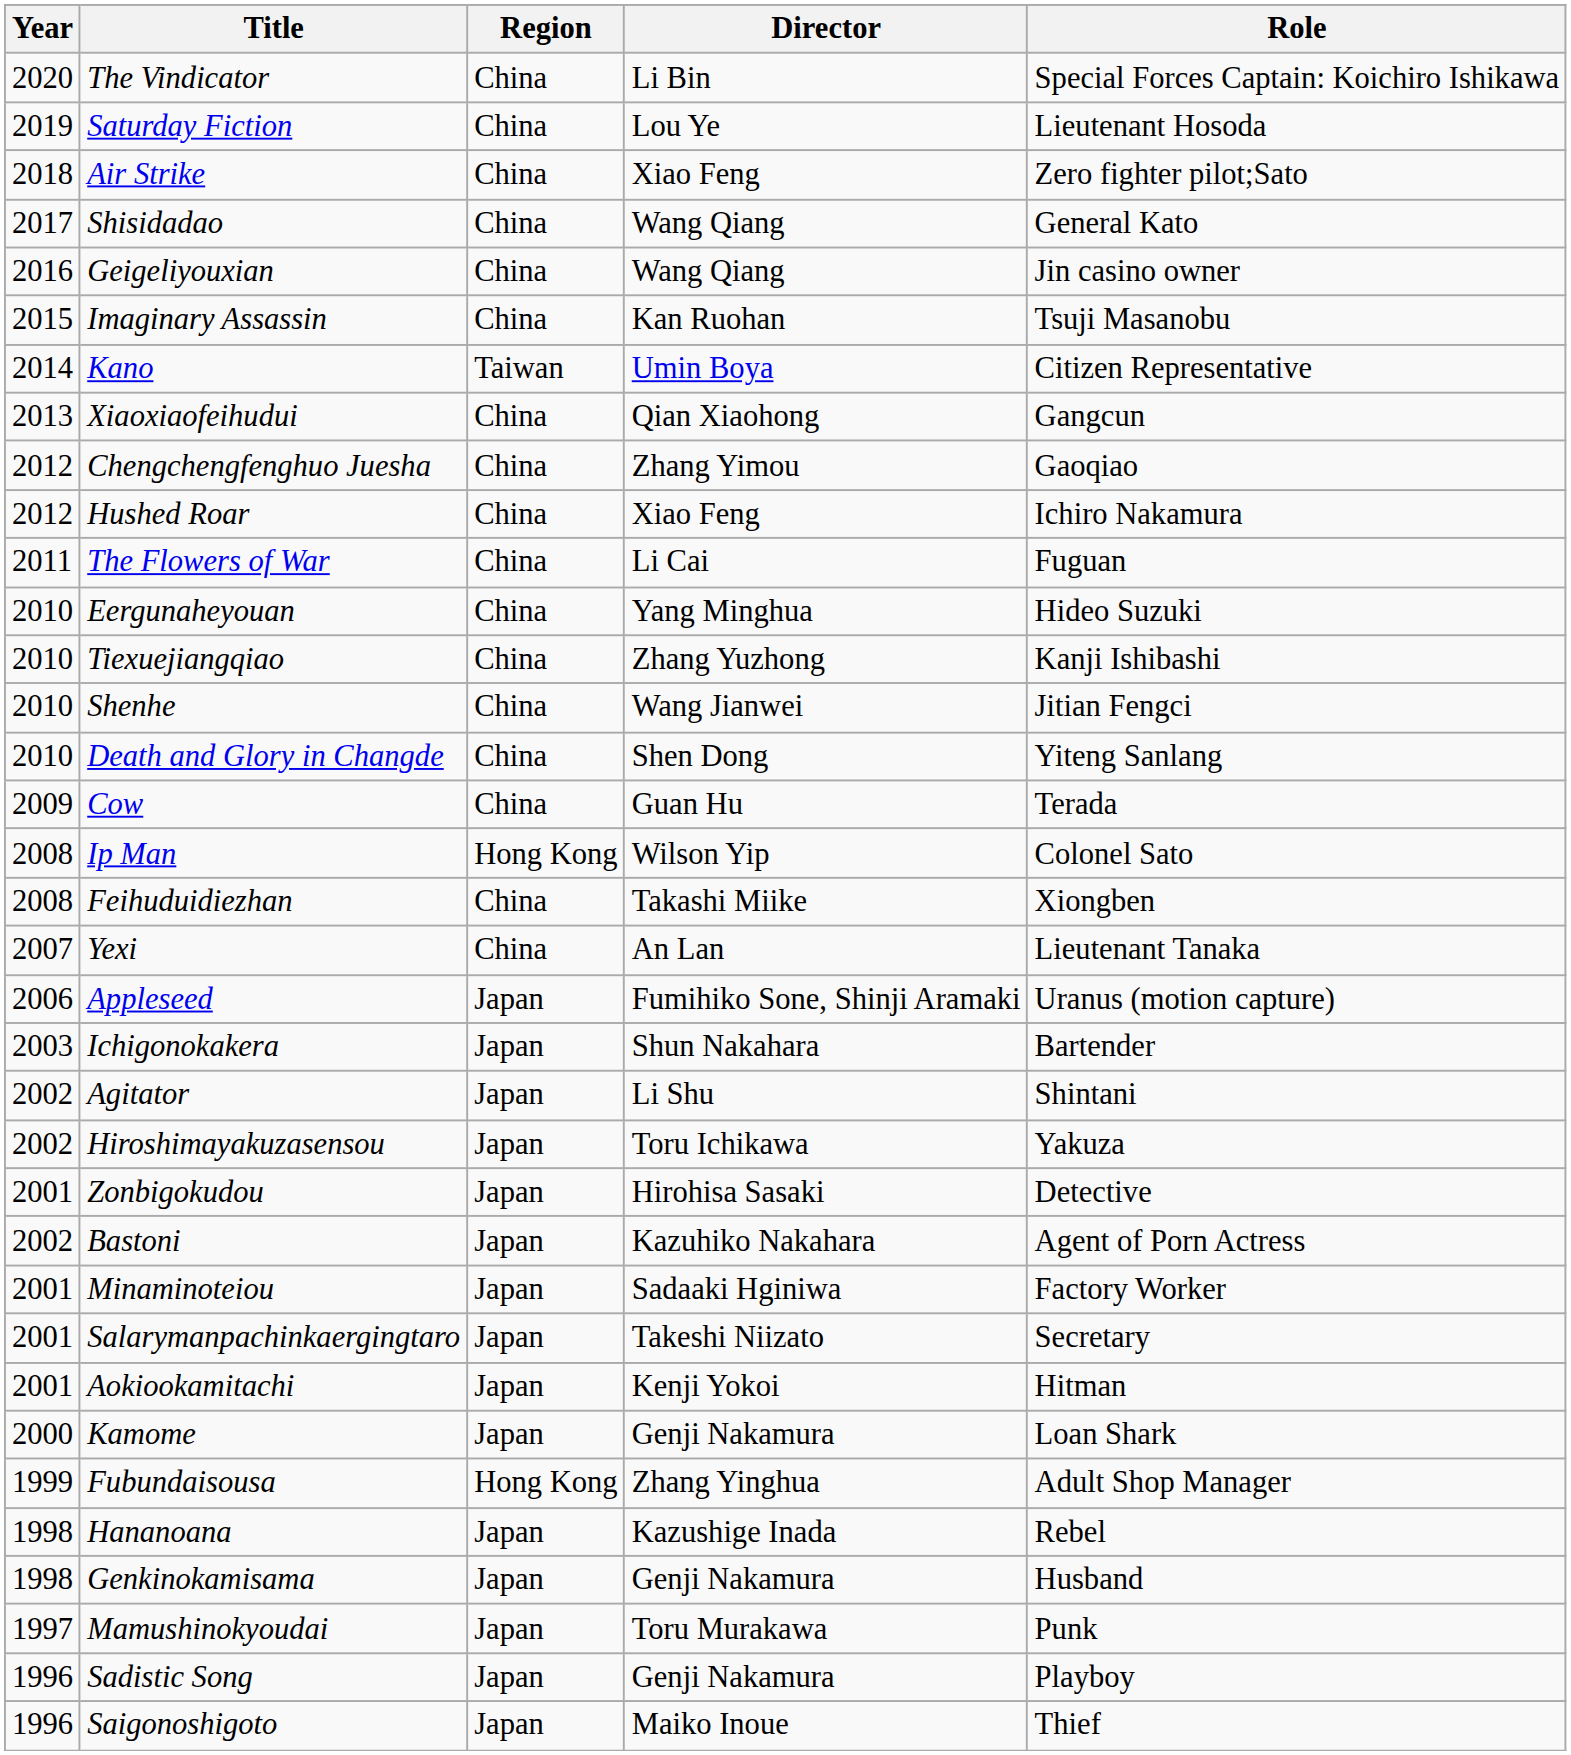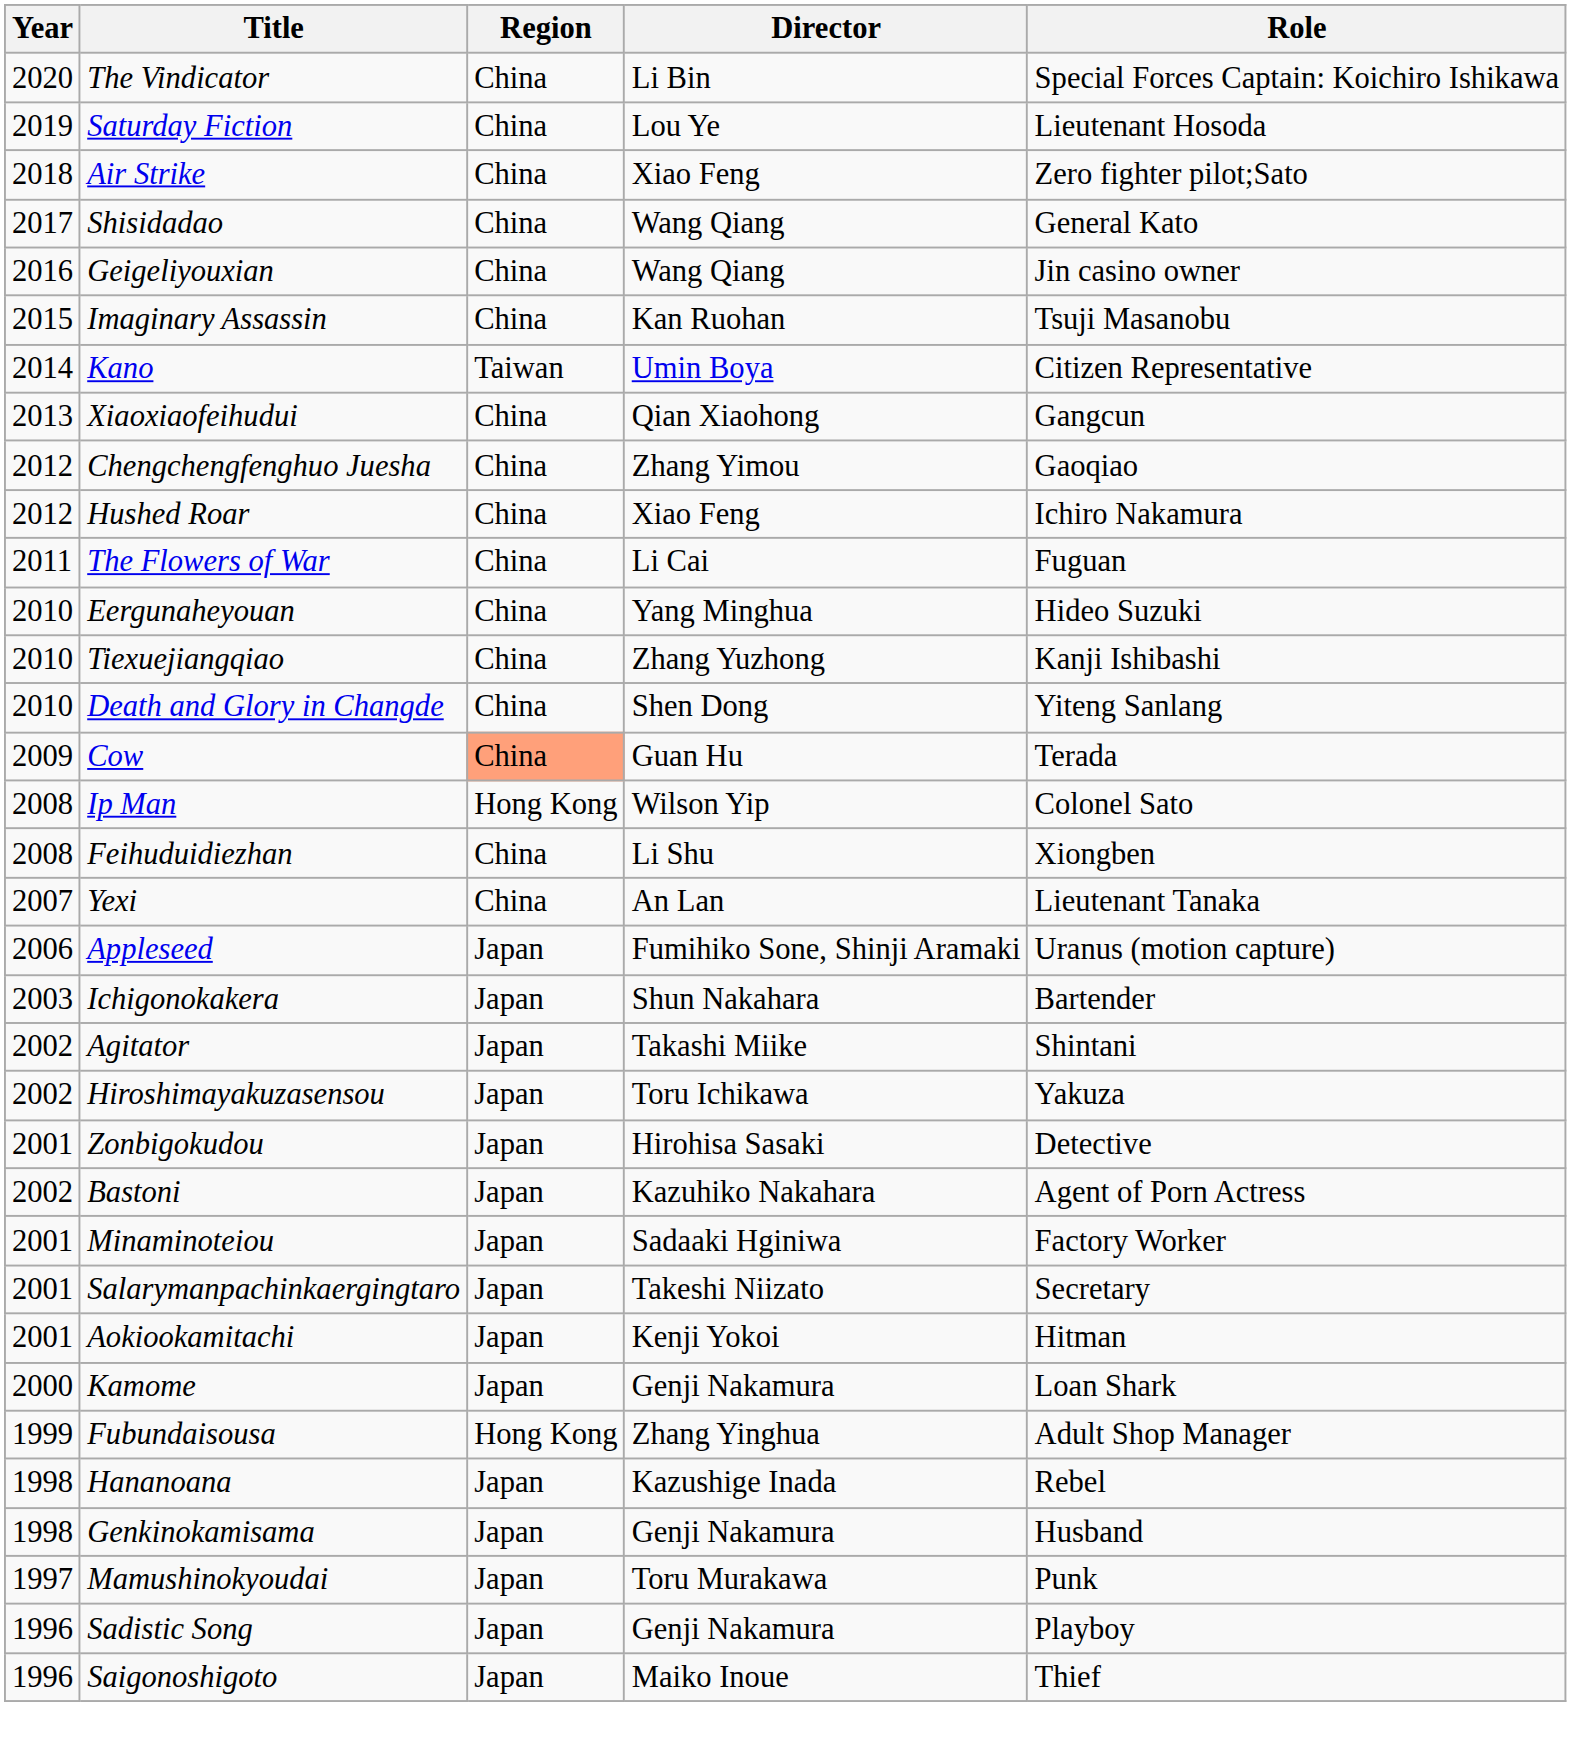- row: (131, 707)
(511, 804) no background -> (511, 755) lightsalmon background
(719, 901) Takashi Miike -> (673, 852) Li Shu
(673, 1094) Li Shu -> (719, 1046) Takashi Miike
